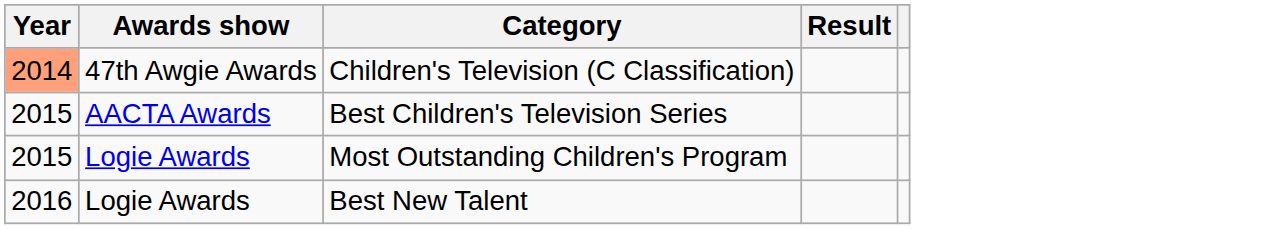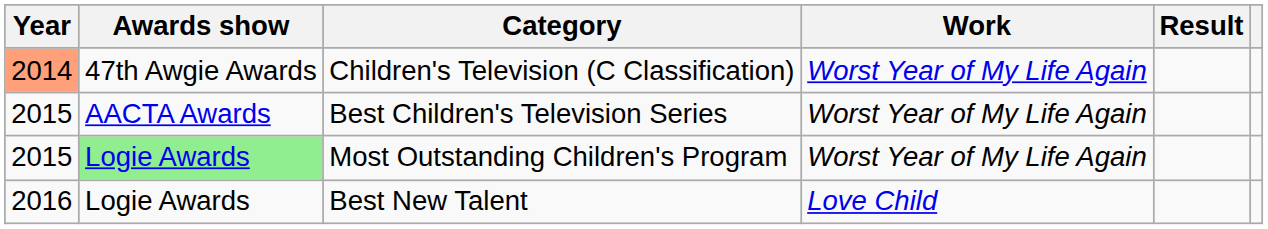+ column: (977, 26)
(167, 157) no background -> (167, 157) lightgreen background
